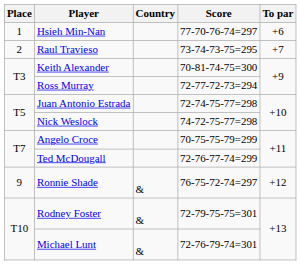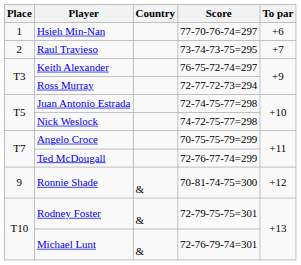(219, 67) 70-81-74-75=300 -> (219, 67) 76-75-72-74=297
(219, 182) 76-75-72-74=297 -> (219, 182) 70-81-74-75=300
